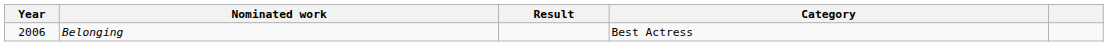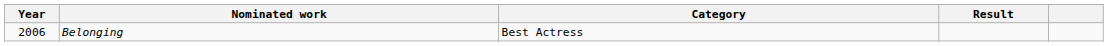columns swapped: (829, 14) <-> (554, 14)
